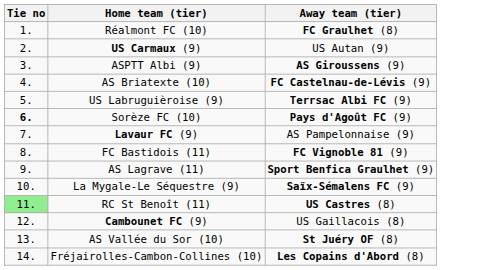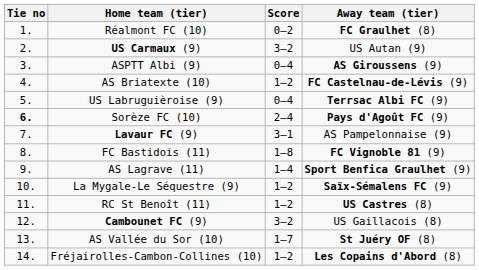+ column: (283, 13)
(26, 204) lightgreen background -> (26, 204) no background
